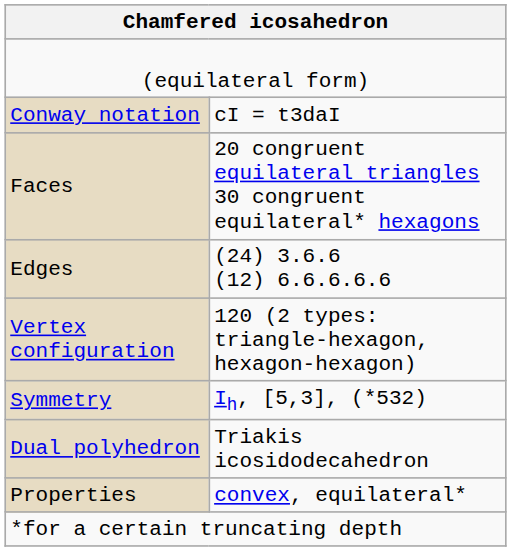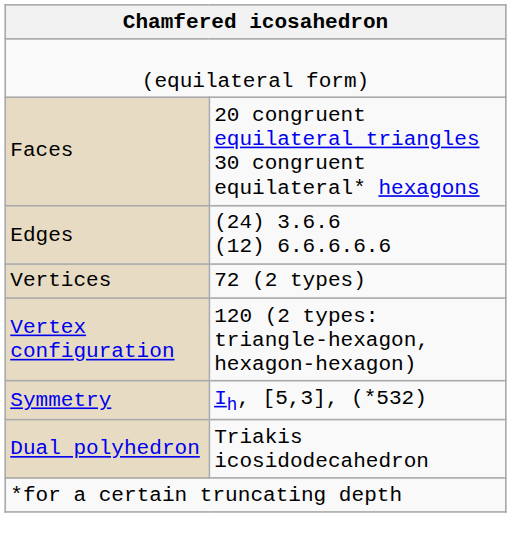- row: (105, 115)
+ row: (61, 281)
- row: (73, 495)
